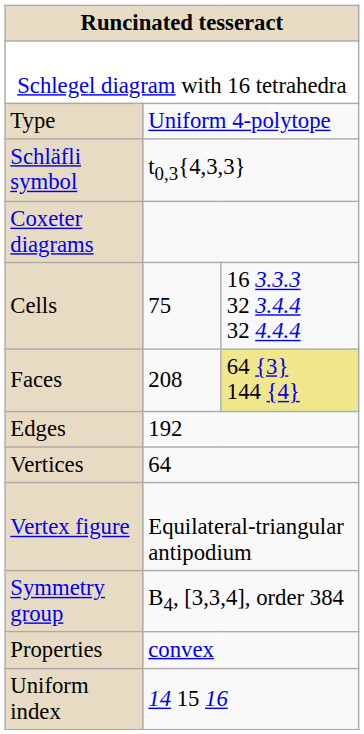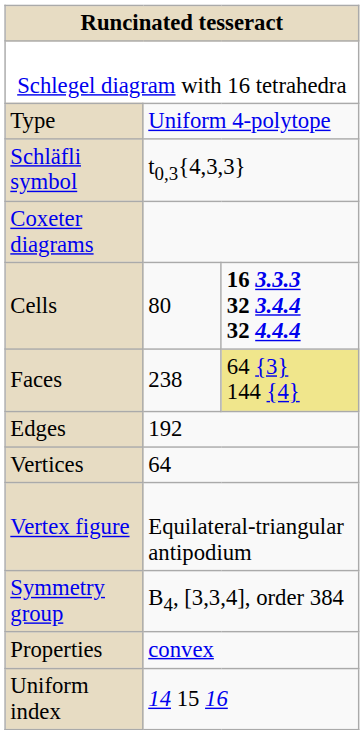(160, 305) 75 -> (160, 305) 80
(264, 305) normal -> (264, 305) bold
(165, 380) 208 -> (165, 380) 238
